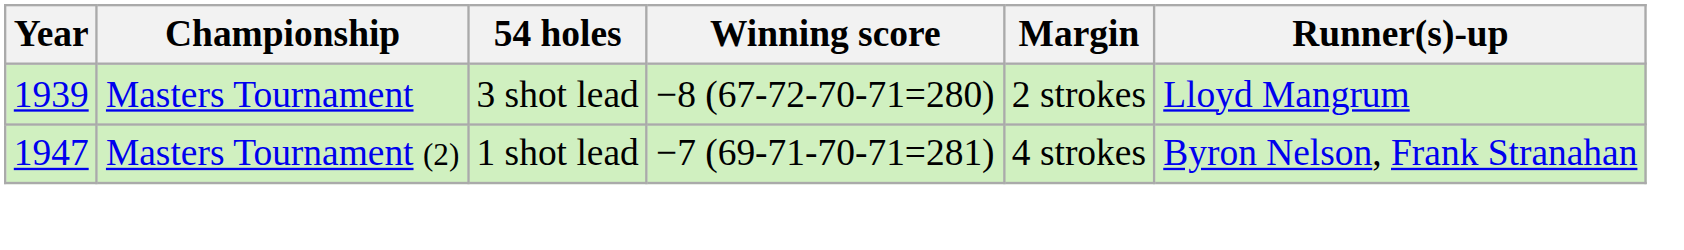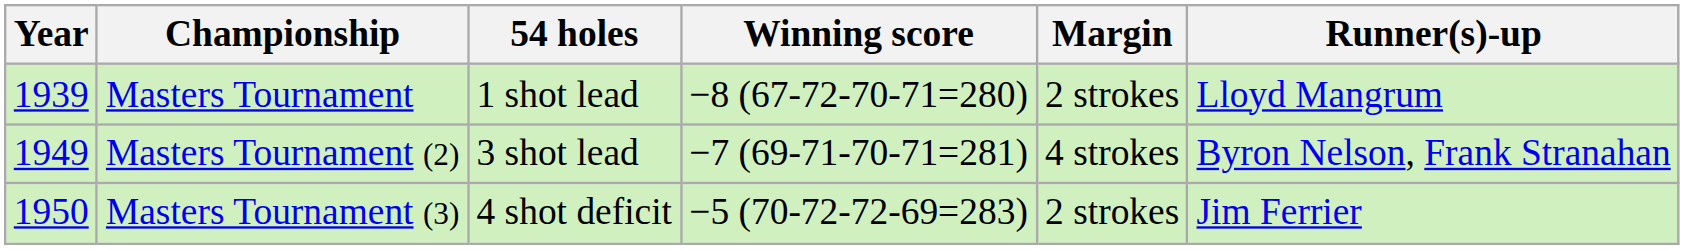(558, 93) 3 shot lead -> (558, 93) 1 shot lead
(51, 152) 1947 -> (51, 152) 1949
(558, 152) 1 shot lead -> (558, 152) 3 shot lead
+ row: (283, 212)
